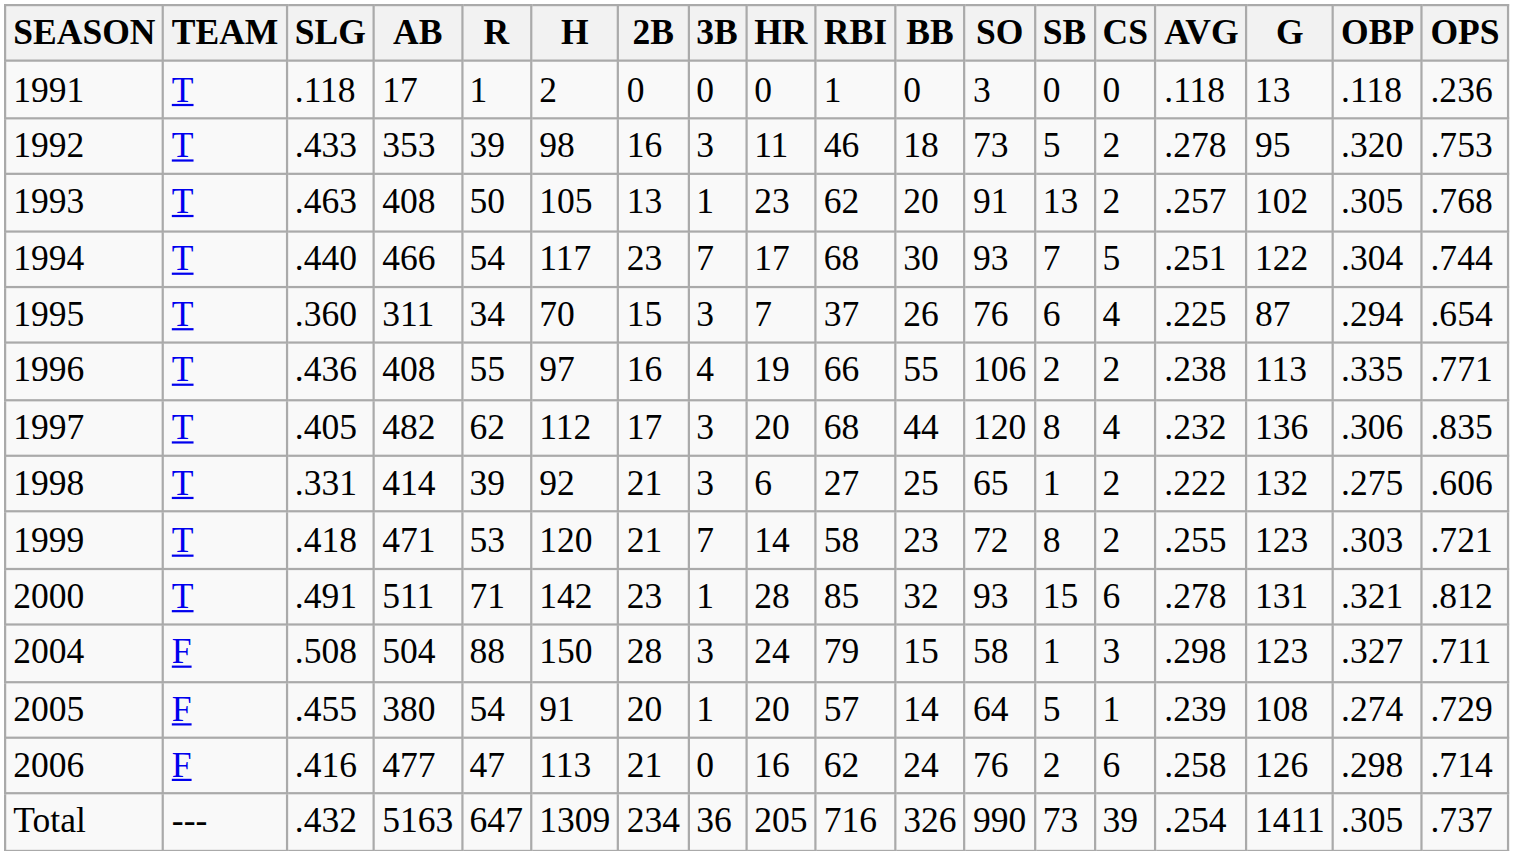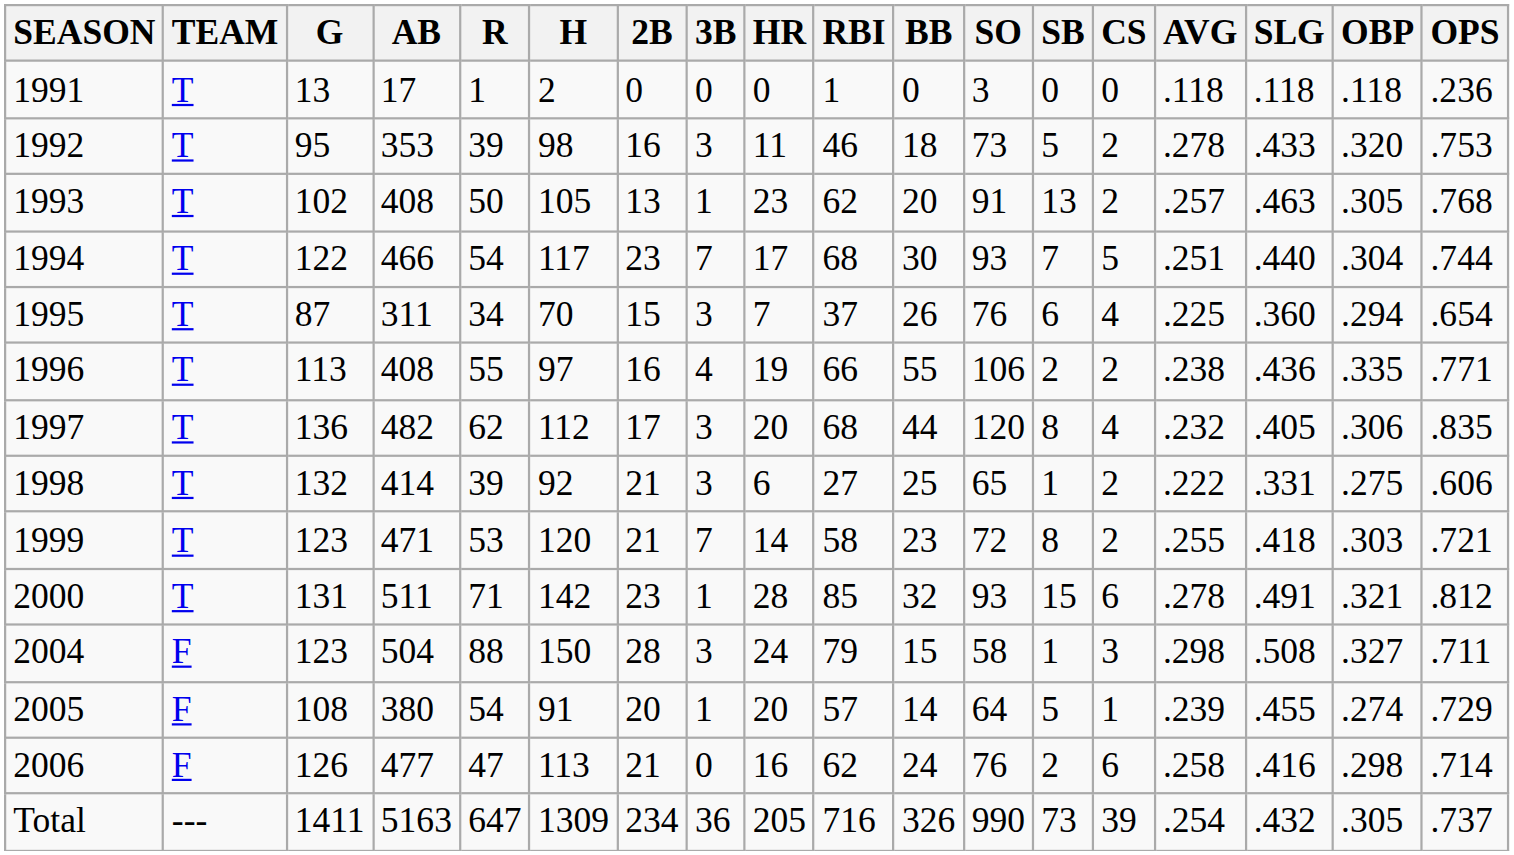columns swapped: (1290, 32) <-> (330, 32)
